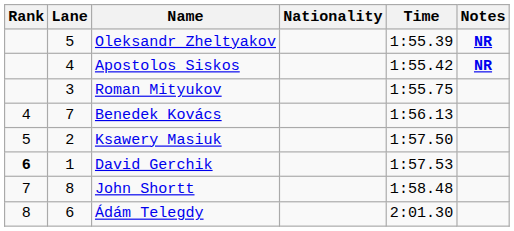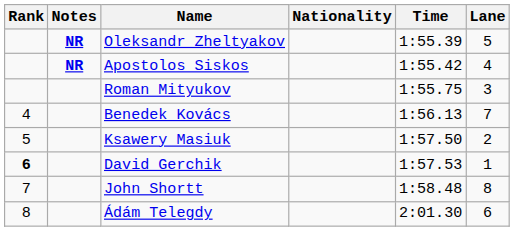columns swapped: (70, 17) <-> (483, 17)
